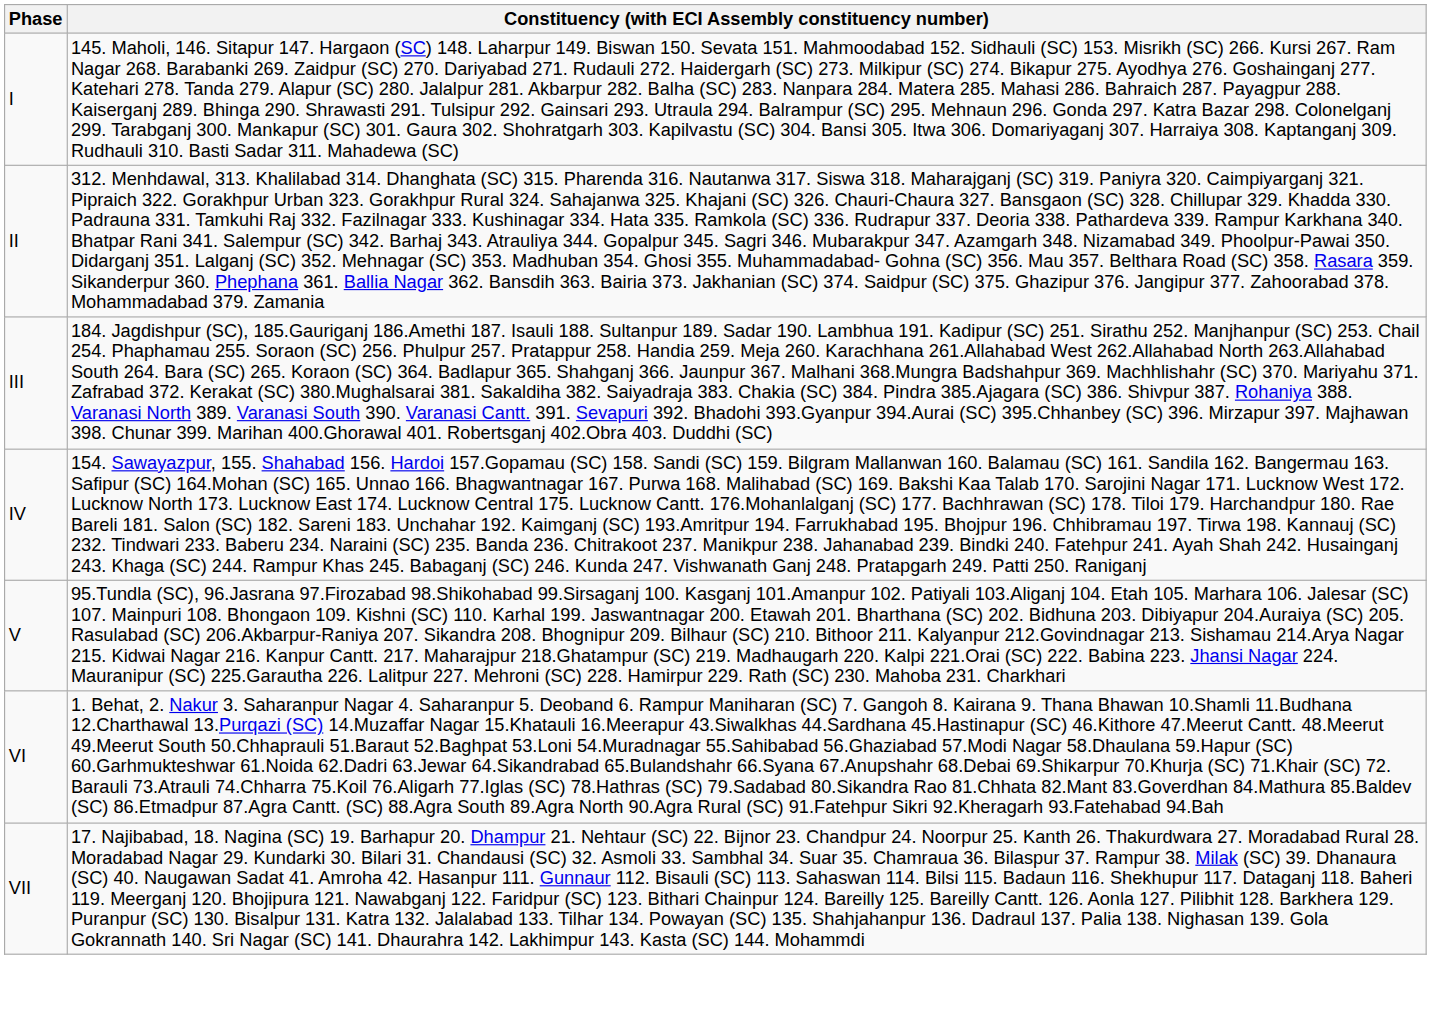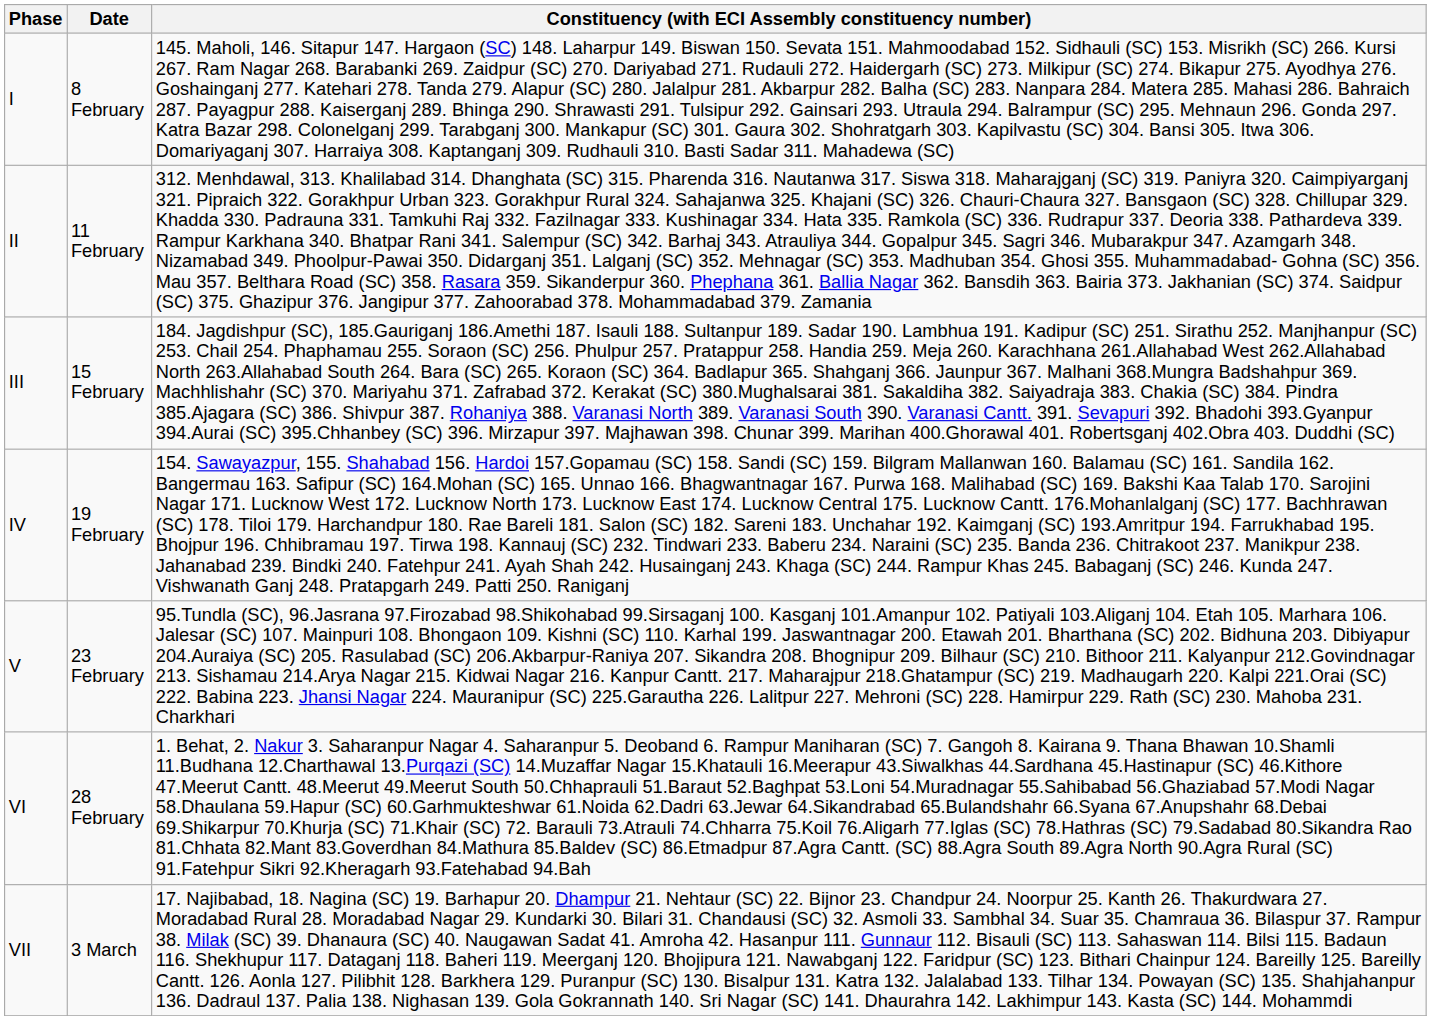+ column: (109, 18)
